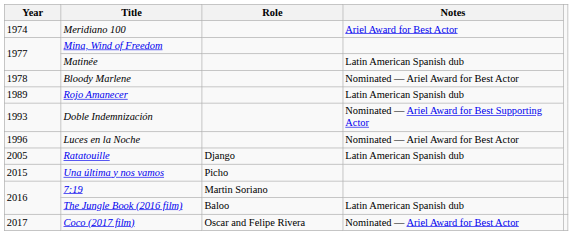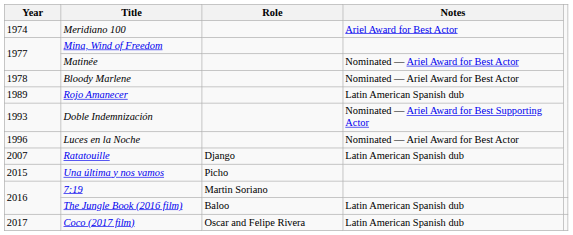(405, 62) Latin American Spanish dub -> (432, 62) Nominated — Ariel Award for Best Actor
(17, 156) 2005 -> (17, 156) 2007
(432, 222) Nominated — Ariel Award for Best Actor -> (405, 222) Latin American Spanish dub
